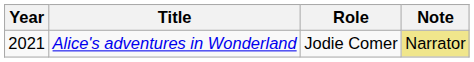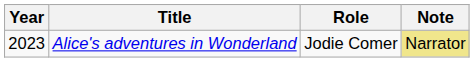(27, 43) 2021 -> (27, 43) 2023
